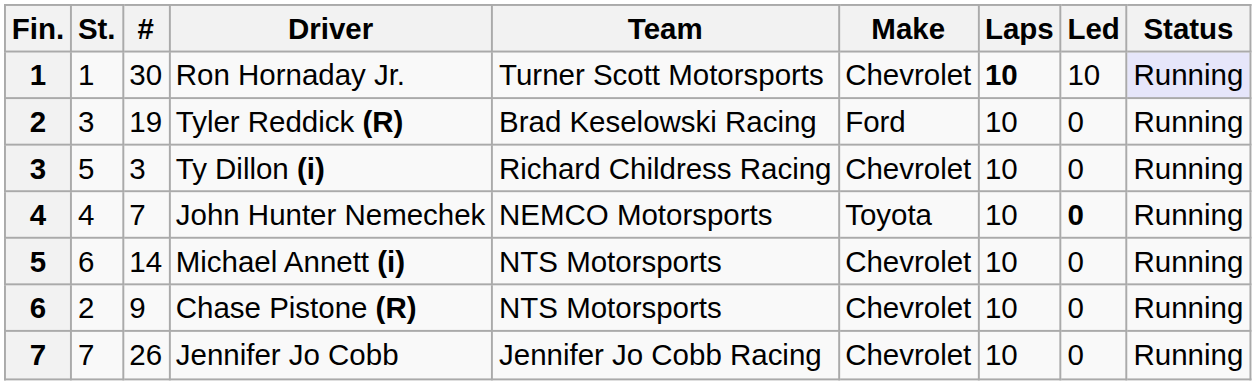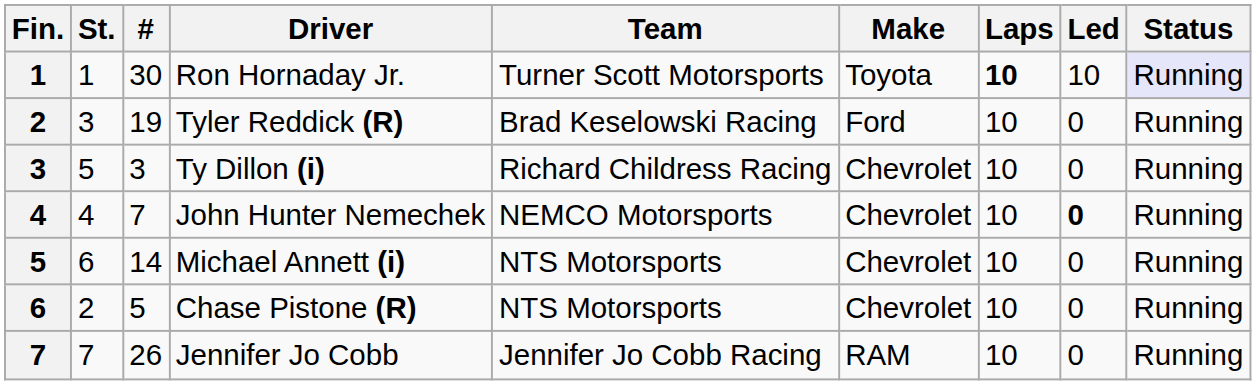(908, 75) Chevrolet -> (889, 75) Toyota
(889, 215) Toyota -> (908, 215) Chevrolet
(137, 309) 9 -> (137, 309) 5
(908, 355) Chevrolet -> (878, 355) RAM
